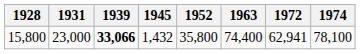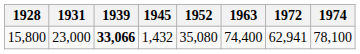(199, 37) 35,800 -> (199, 37) 35,080
